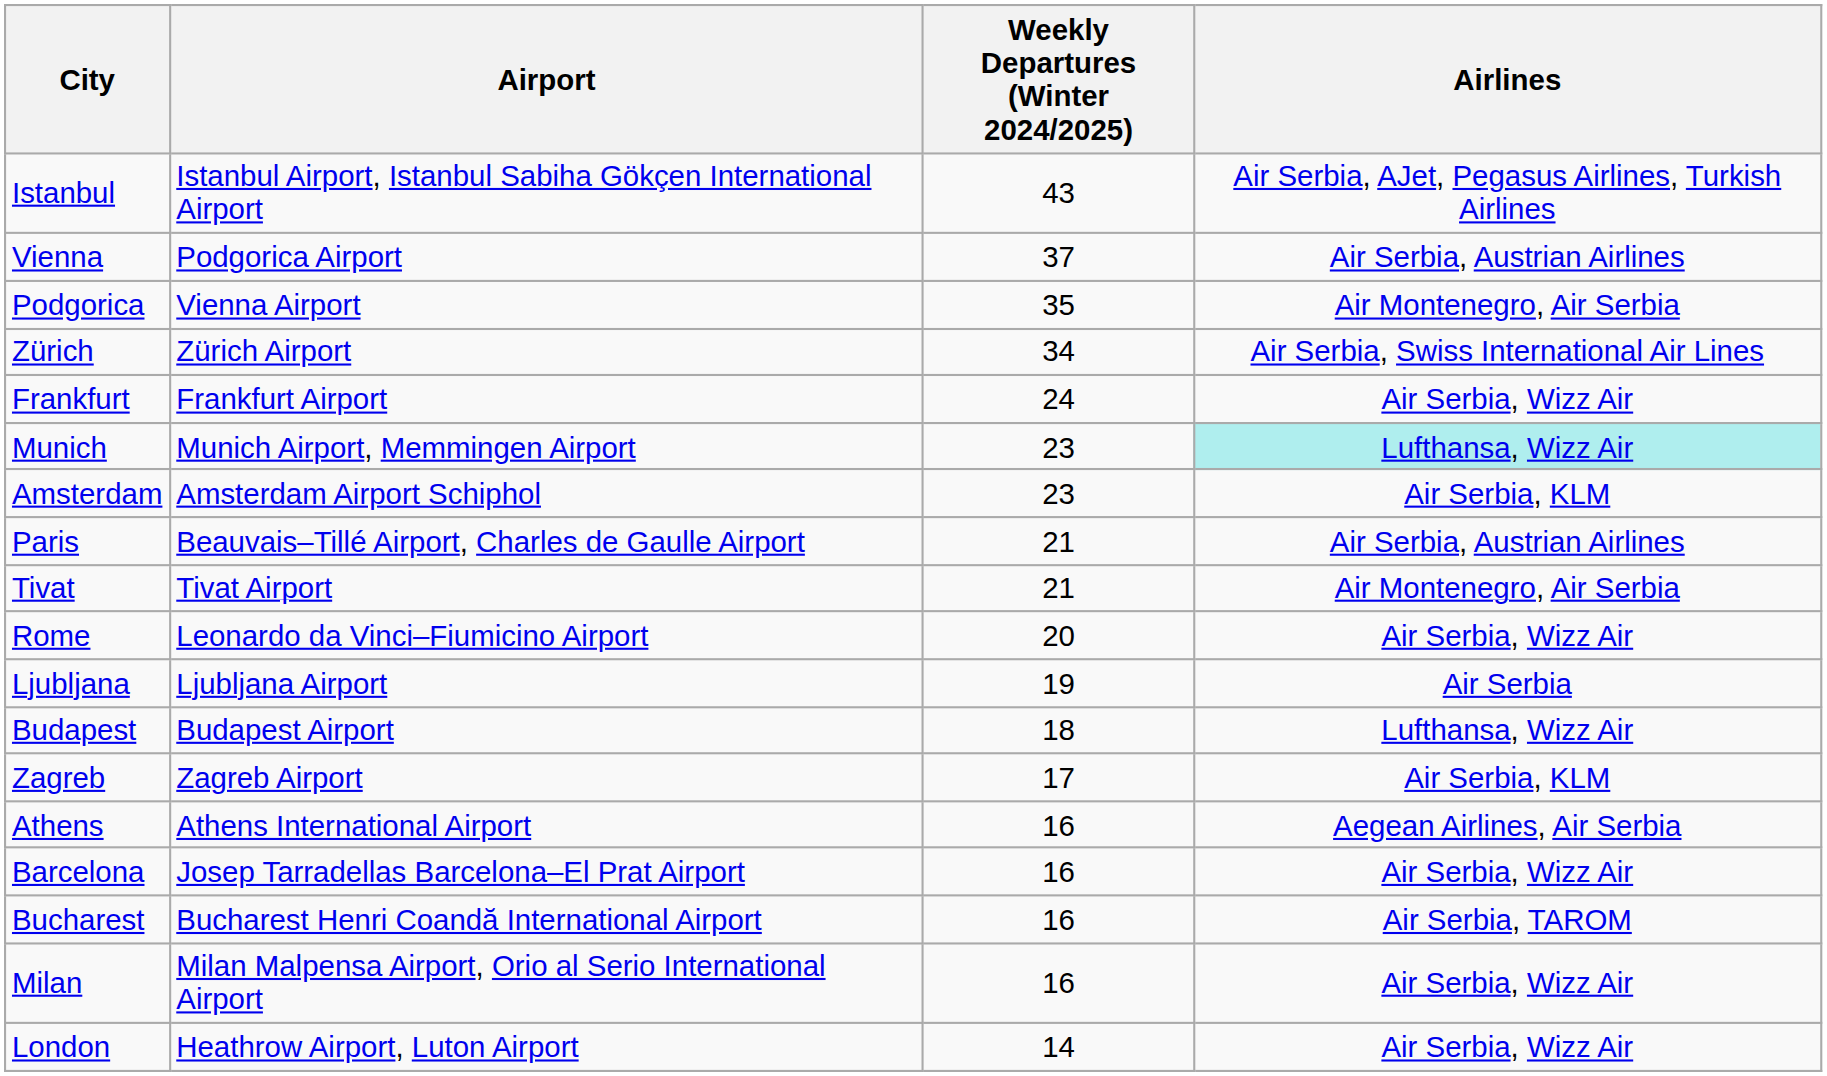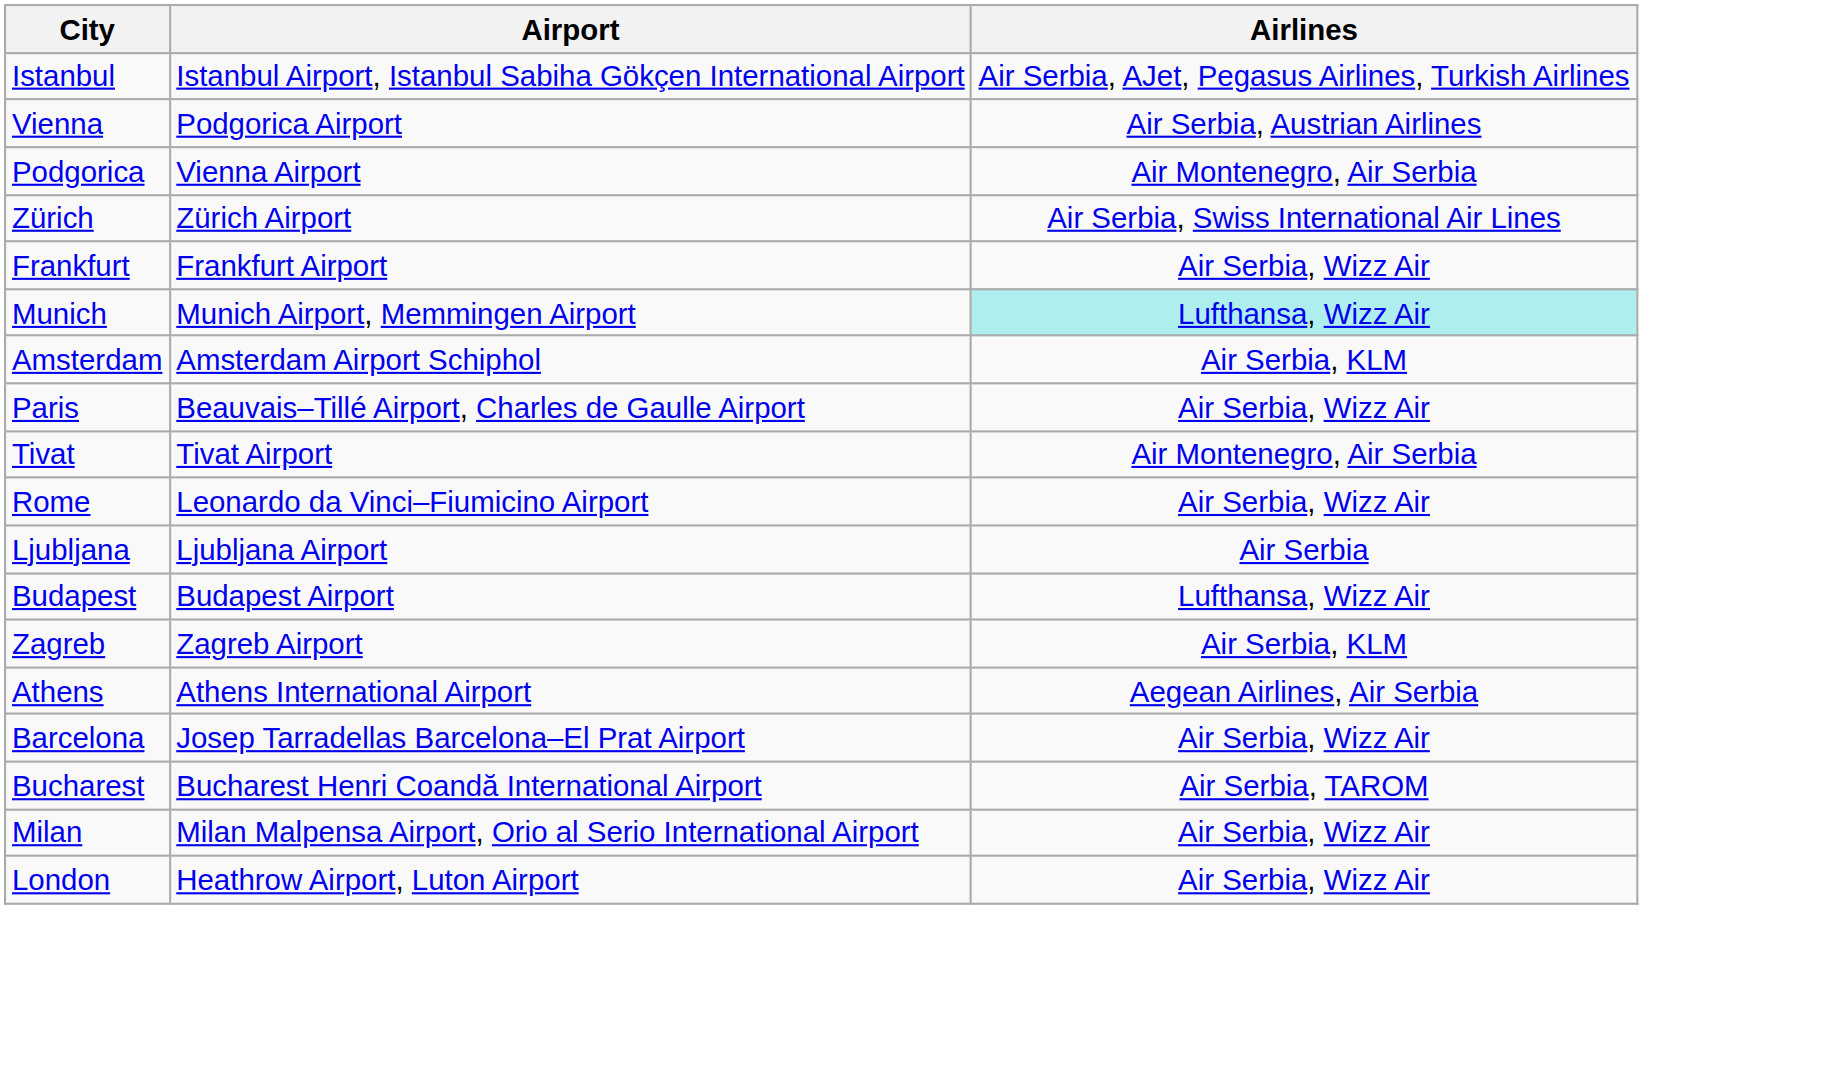- column: (1059, 79)
(1507, 541) Air Serbia, Austrian Airlines -> (1304, 407) Air Serbia, Wizz Air
